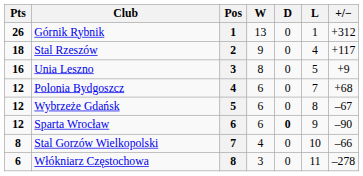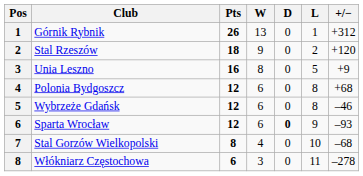columns swapped: (233, 13) <-> (18, 13)
(315, 50) 4 -> (315, 50) 2
(343, 50) +117 -> (343, 50) +120
(315, 87) 7 -> (315, 87) 8
(343, 106) –67 -> (343, 106) –46
(343, 124) –90 -> (343, 124) –93
(343, 143) –66 -> (343, 143) –68
